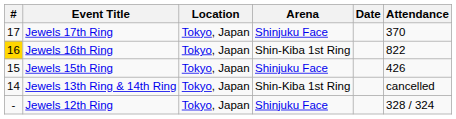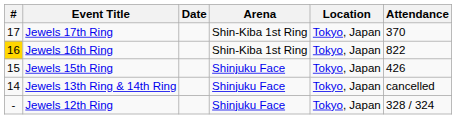columns swapped: (368, 14) <-> (216, 14)
(291, 32) Shinjuku Face -> (260, 32) Shin-Kiba 1st Ring
(303, 87) Shin-Kiba 1st Ring -> (249, 87) Shinjuku Face
